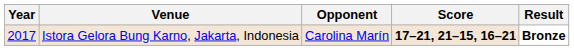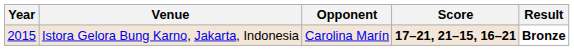(22, 35) 2017 -> (22, 35) 2015
